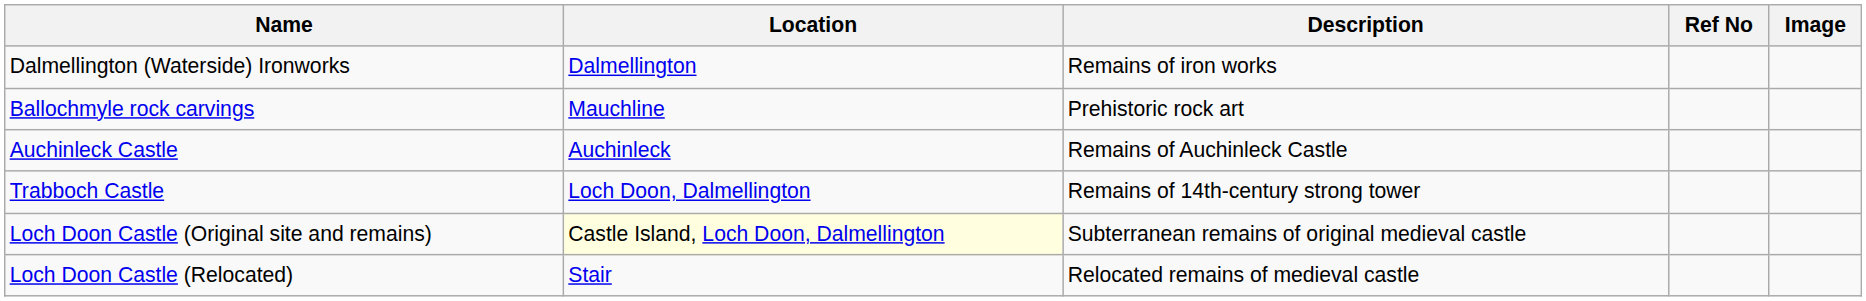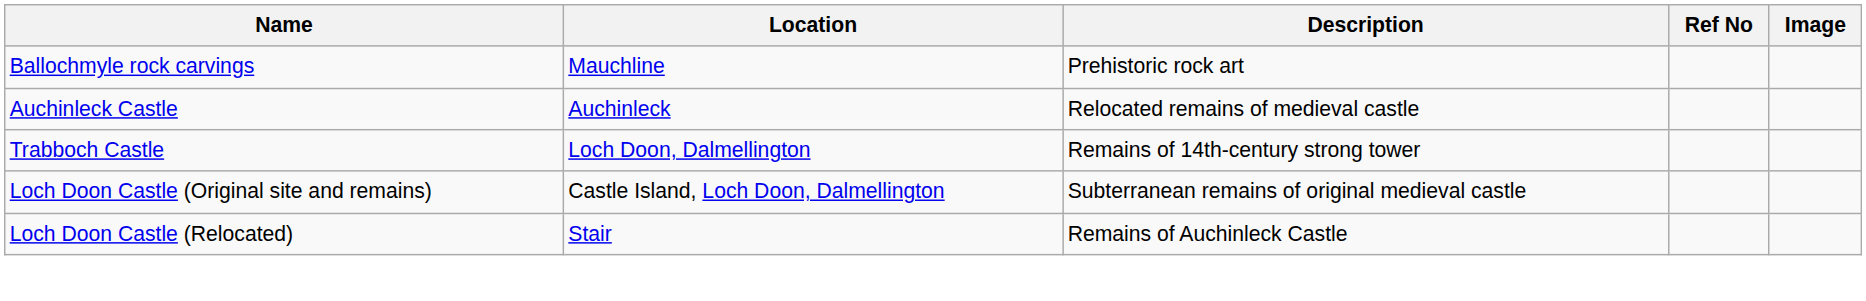- row: (180, 66)
(1208, 150) Remains of Auchinleck Castle -> (1243, 108) Relocated remains of medieval castle
(756, 233) lightyellow background -> (756, 191) no background
(1243, 275) Relocated remains of medieval castle -> (1208, 233) Remains of Auchinleck Castle
